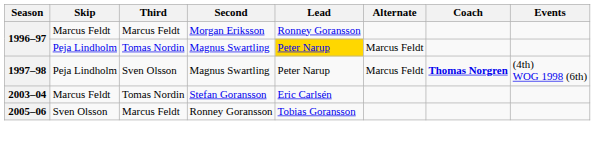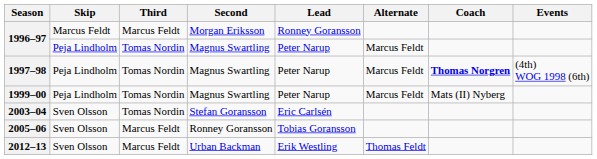(304, 47) gold background -> (304, 47) no background
(149, 71) Sven Olsson -> (153, 71) Tomas Nordin
+ row: (27, 94)
(82, 94) Marcus Feldt -> (80, 111) Sven Olsson
+ row: (27, 146)
